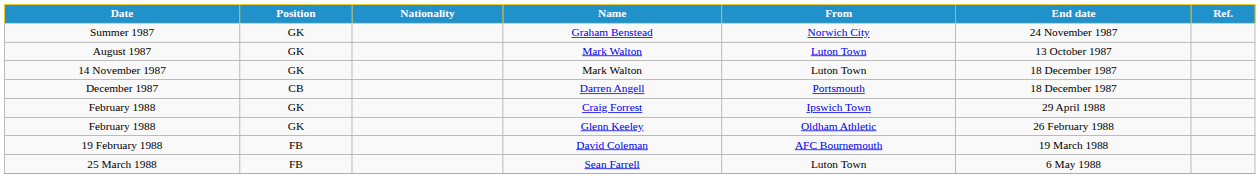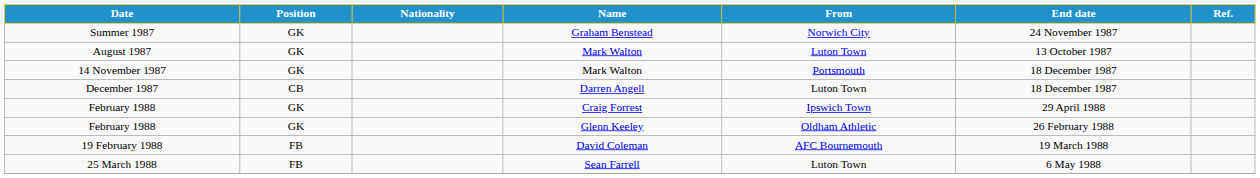(839, 70) Luton Town -> (839, 70) Portsmouth
(839, 89) Portsmouth -> (839, 89) Luton Town
